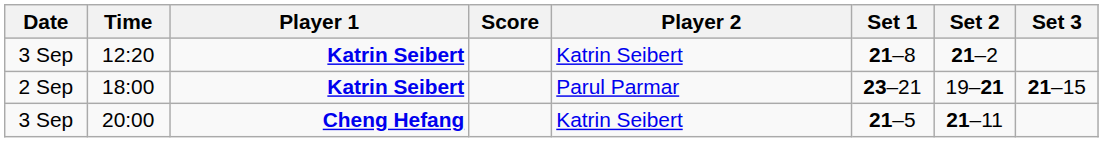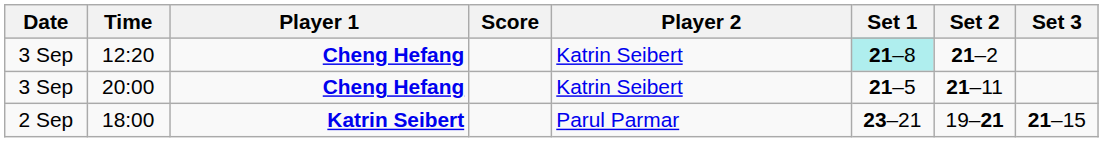(396, 55) Katrin Seibert -> (393, 55) Cheng Hefang
(892, 55) no background -> (892, 55) paleturquoise background
rows swapped: (128, 88) <-> (128, 121)
